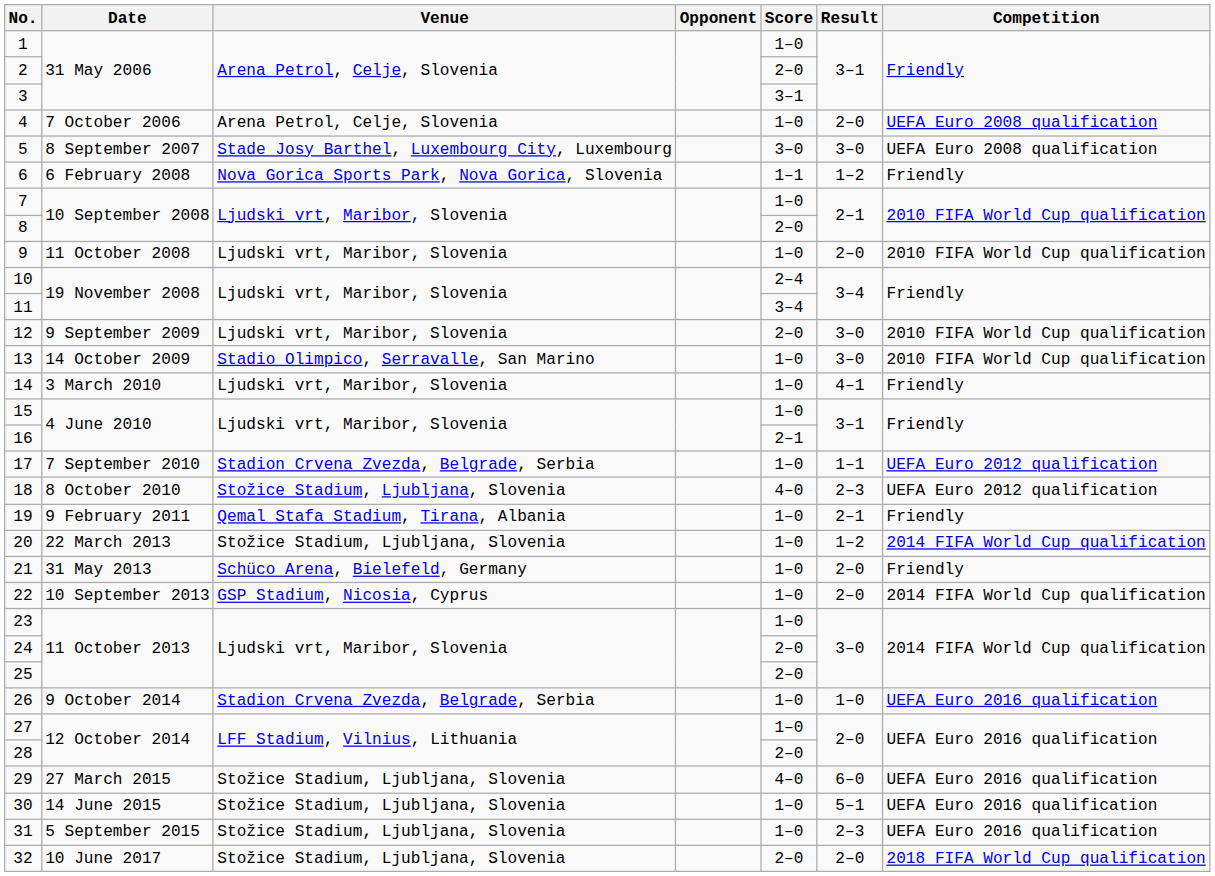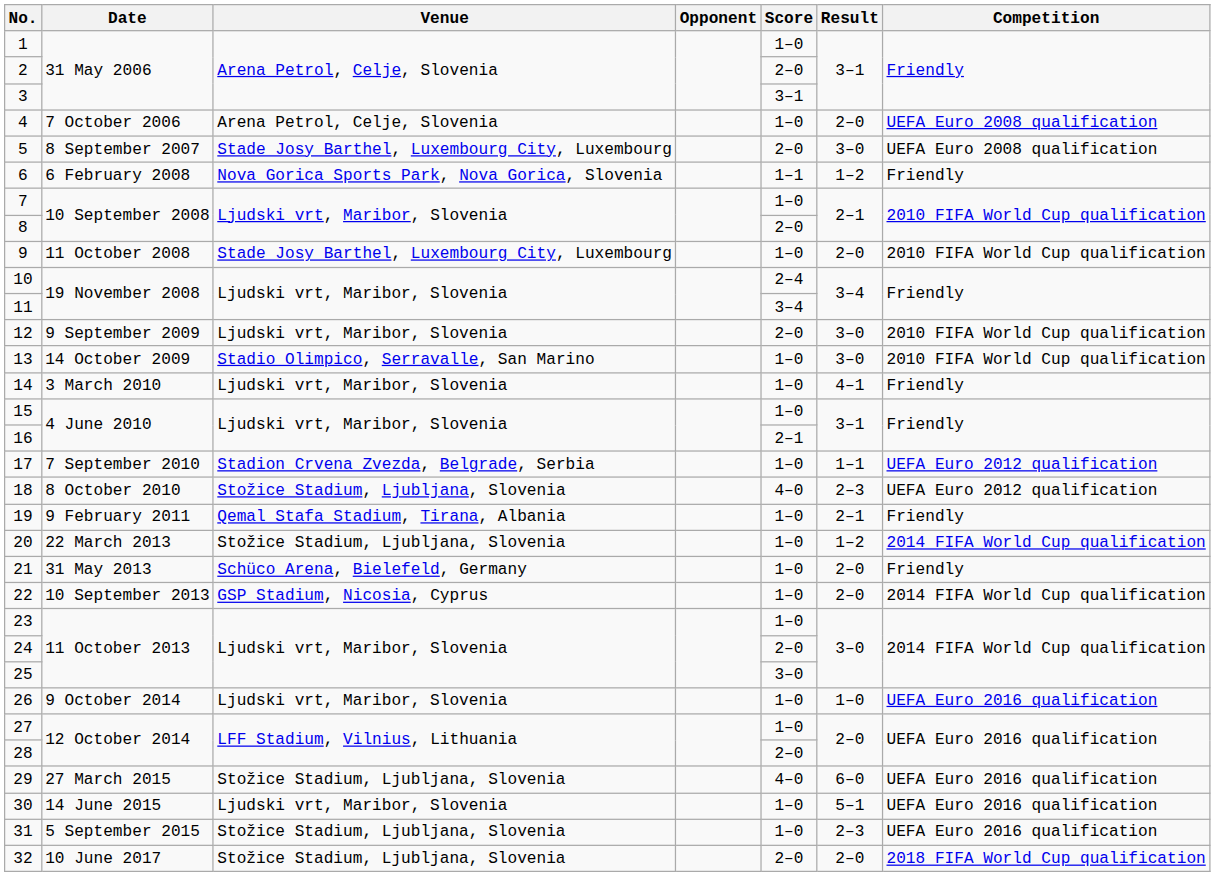(789, 149) 3–0 -> (789, 149) 2–0
(362, 254) Ljudski vrt, Maribor, Slovenia -> (445, 254) Stade Josy Barthel, Luxembourg City, Luxembourg
(789, 675) 2–0 -> (789, 675) 3–0
(406, 701) Stadion Crvena Zvezda, Belgrade, Serbia -> (362, 701) Ljudski vrt, Maribor, Slovenia
(391, 806) Stožice Stadium, Ljubljana, Slovenia -> (362, 806) Ljudski vrt, Maribor, Slovenia
